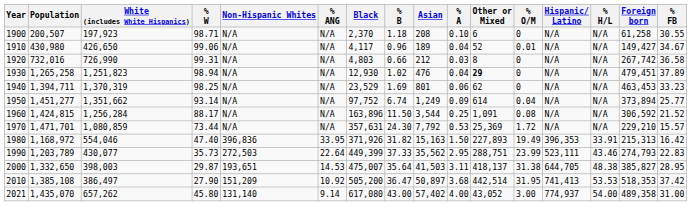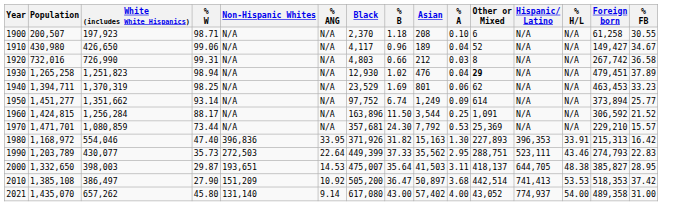- column: (528, 16)
(366, 127) 357,631 -> (366, 127) 357,681
(459, 141) 1.50 -> (459, 141) 1.30
